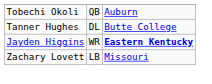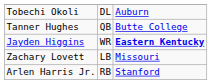(94, 12) QB -> (105, 12) DL
(94, 27) DL -> (105, 27) QB
+ row: (51, 72)
